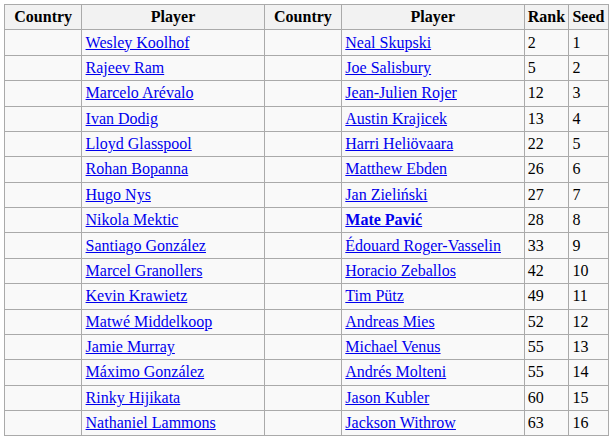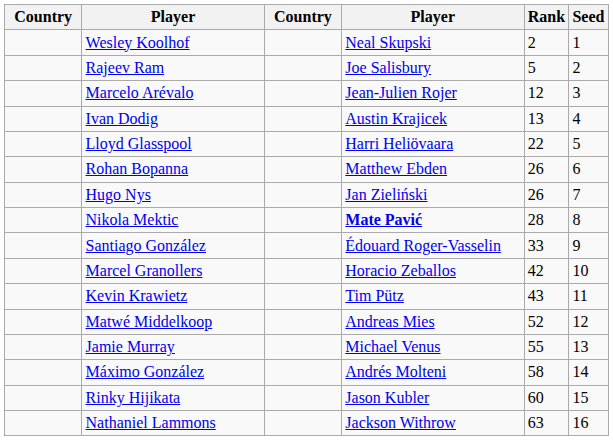(536, 194) 27 -> (536, 194) 26
(536, 296) 49 -> (536, 296) 43
(536, 372) 55 -> (536, 372) 58
